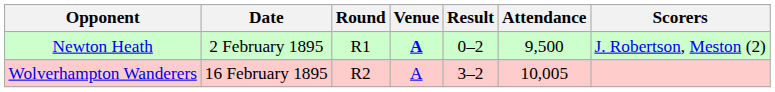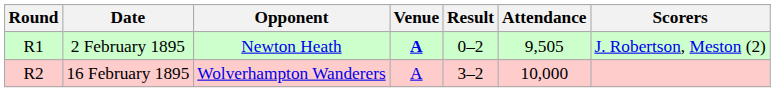columns swapped: (361, 18) <-> (103, 18)
(544, 45) 9,500 -> (544, 45) 9,505
(544, 73) 10,005 -> (544, 73) 10,000
